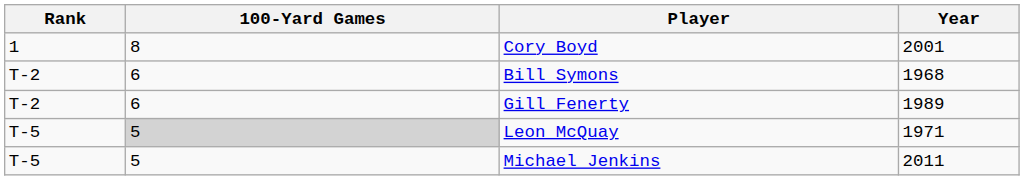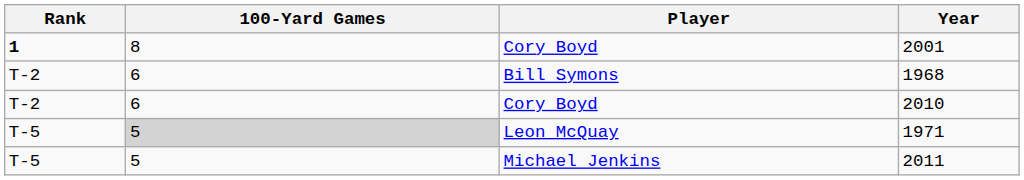(14, 47) normal -> (14, 47) bold
- row: (923, 104)
+ row: (923, 104)
